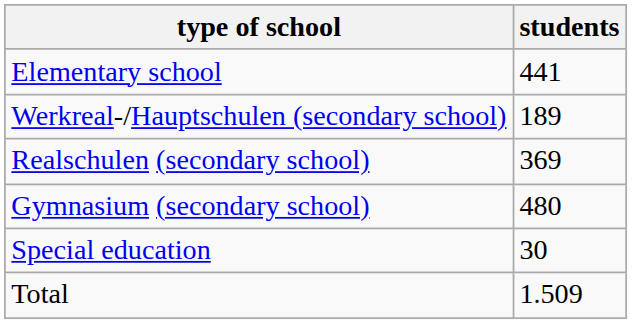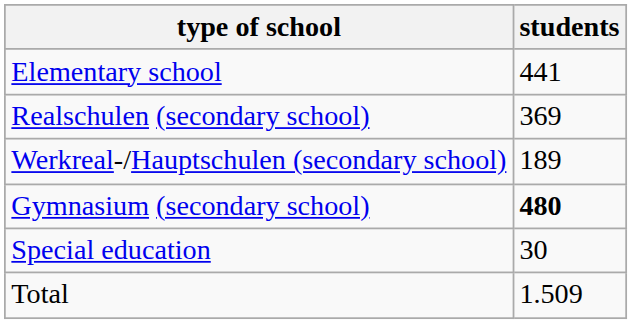rows swapped: (259, 116) <-> (190, 160)
(541, 205) normal -> (541, 205) bold
